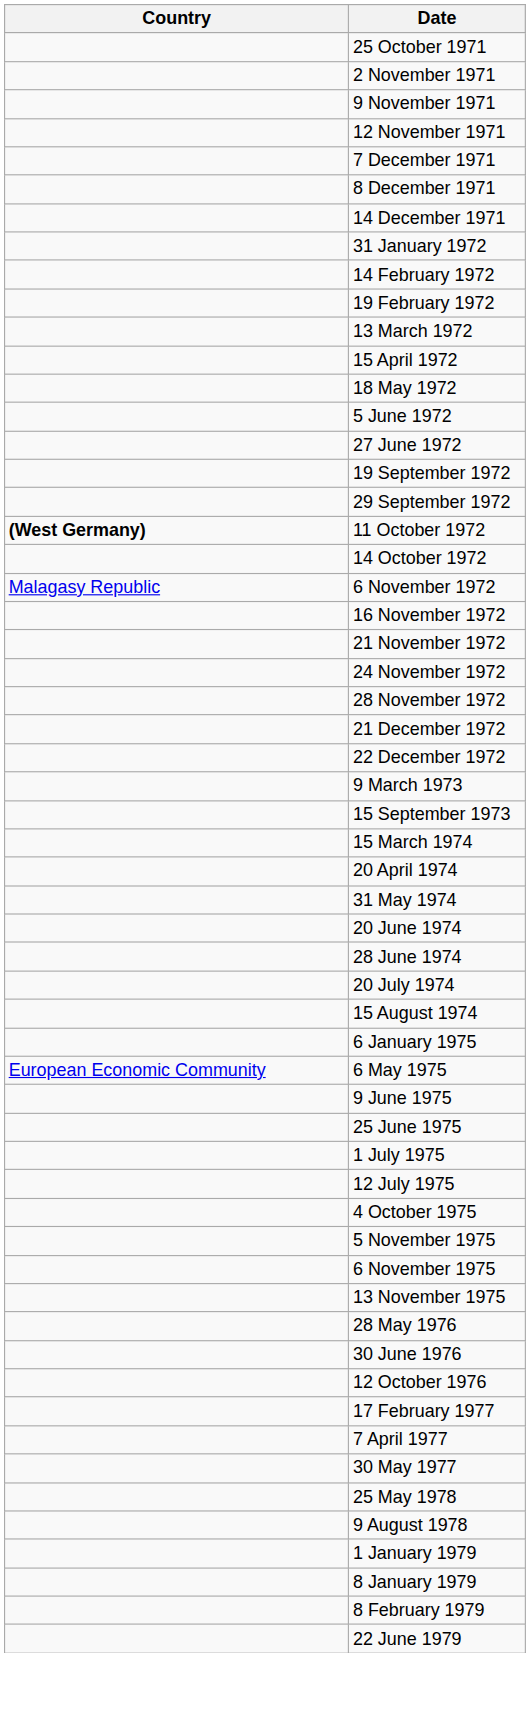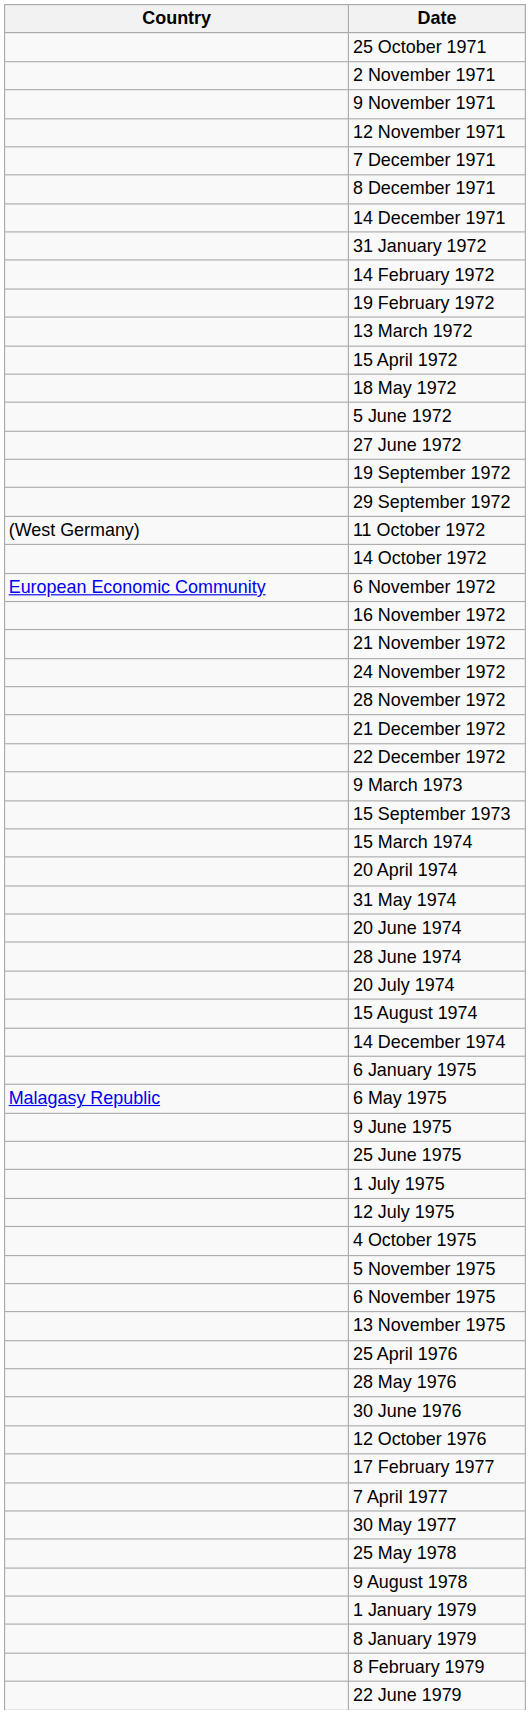(77, 530) bold -> (74, 530) normal
(84, 587) Malagasy Republic -> (137, 587) European Economic Community
+ row: (429, 1041)
(137, 1070) European Economic Community -> (84, 1098) Malagasy Republic
+ row: (405, 1354)
